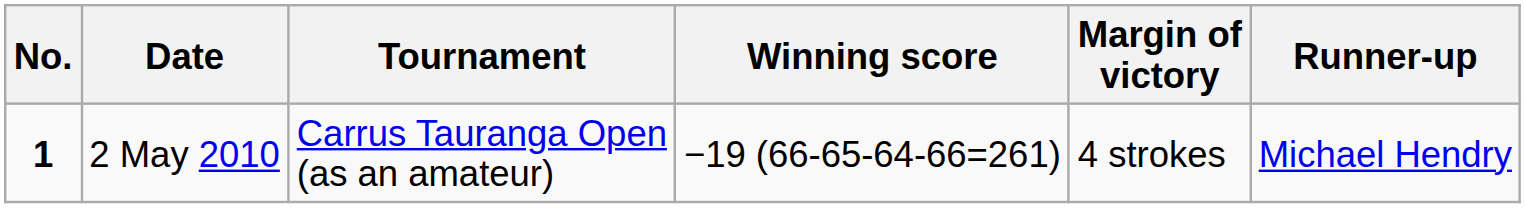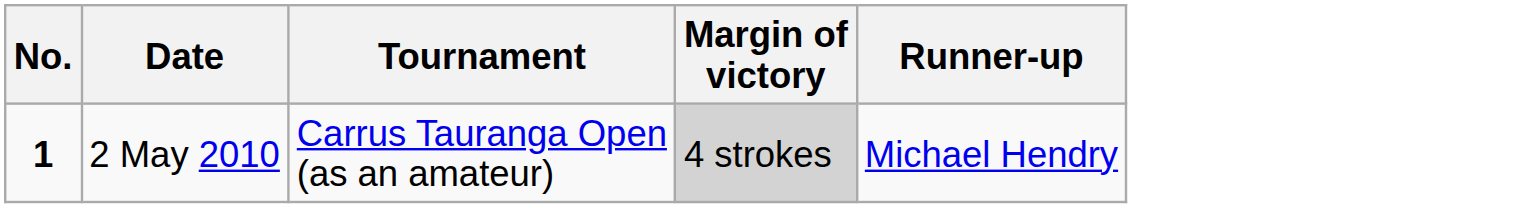- column: (872, 55)
(1152, 153) no background -> (758, 153) lightgrey background
